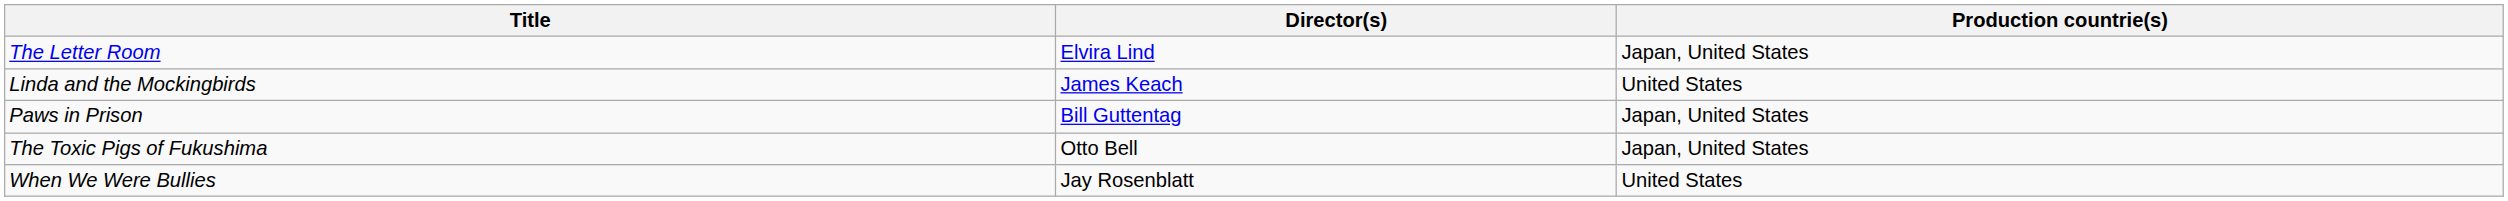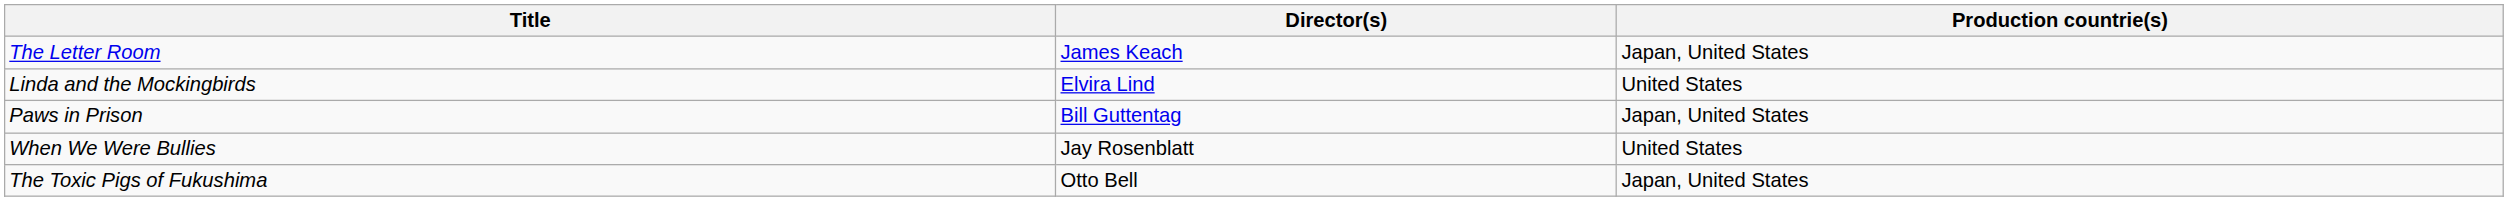(1108, 52) Elvira Lind -> (1122, 52) James Keach
(1122, 84) James Keach -> (1108, 84) Elvira Lind
rows swapped: (138, 148) <-> (113, 180)
